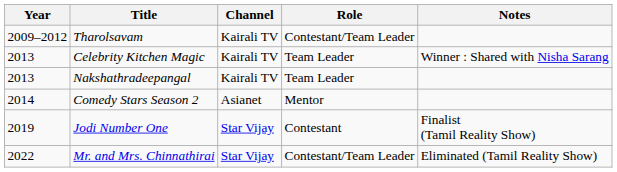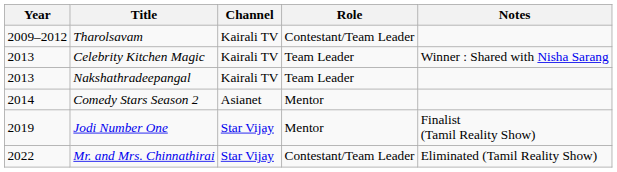(313, 127) Contestant -> (304, 127) Mentor
